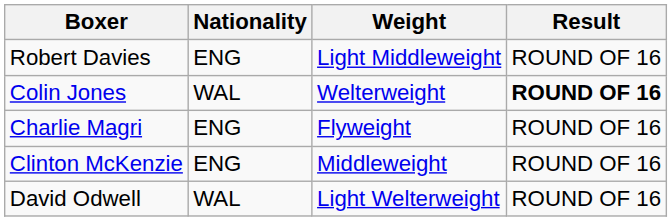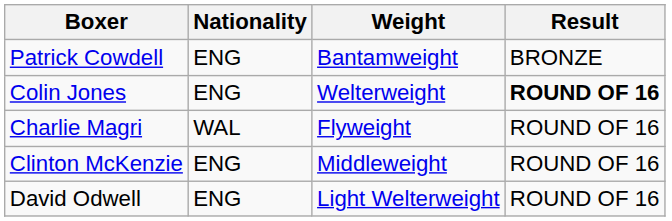+ row: (86, 57)
- row: (80, 57)
(217, 92) WAL -> (217, 92) ENG
(217, 127) ENG -> (217, 127) WAL
(217, 198) WAL -> (217, 198) ENG
